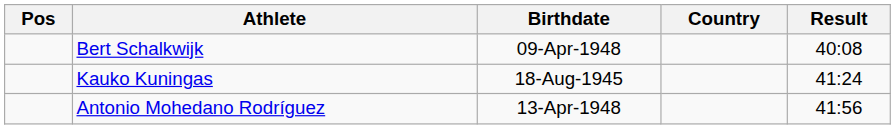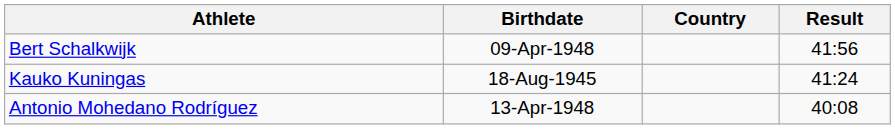- column: (38, 19)
(839, 49) 40:08 -> (835, 49) 41:56
(839, 108) 41:56 -> (835, 108) 40:08
